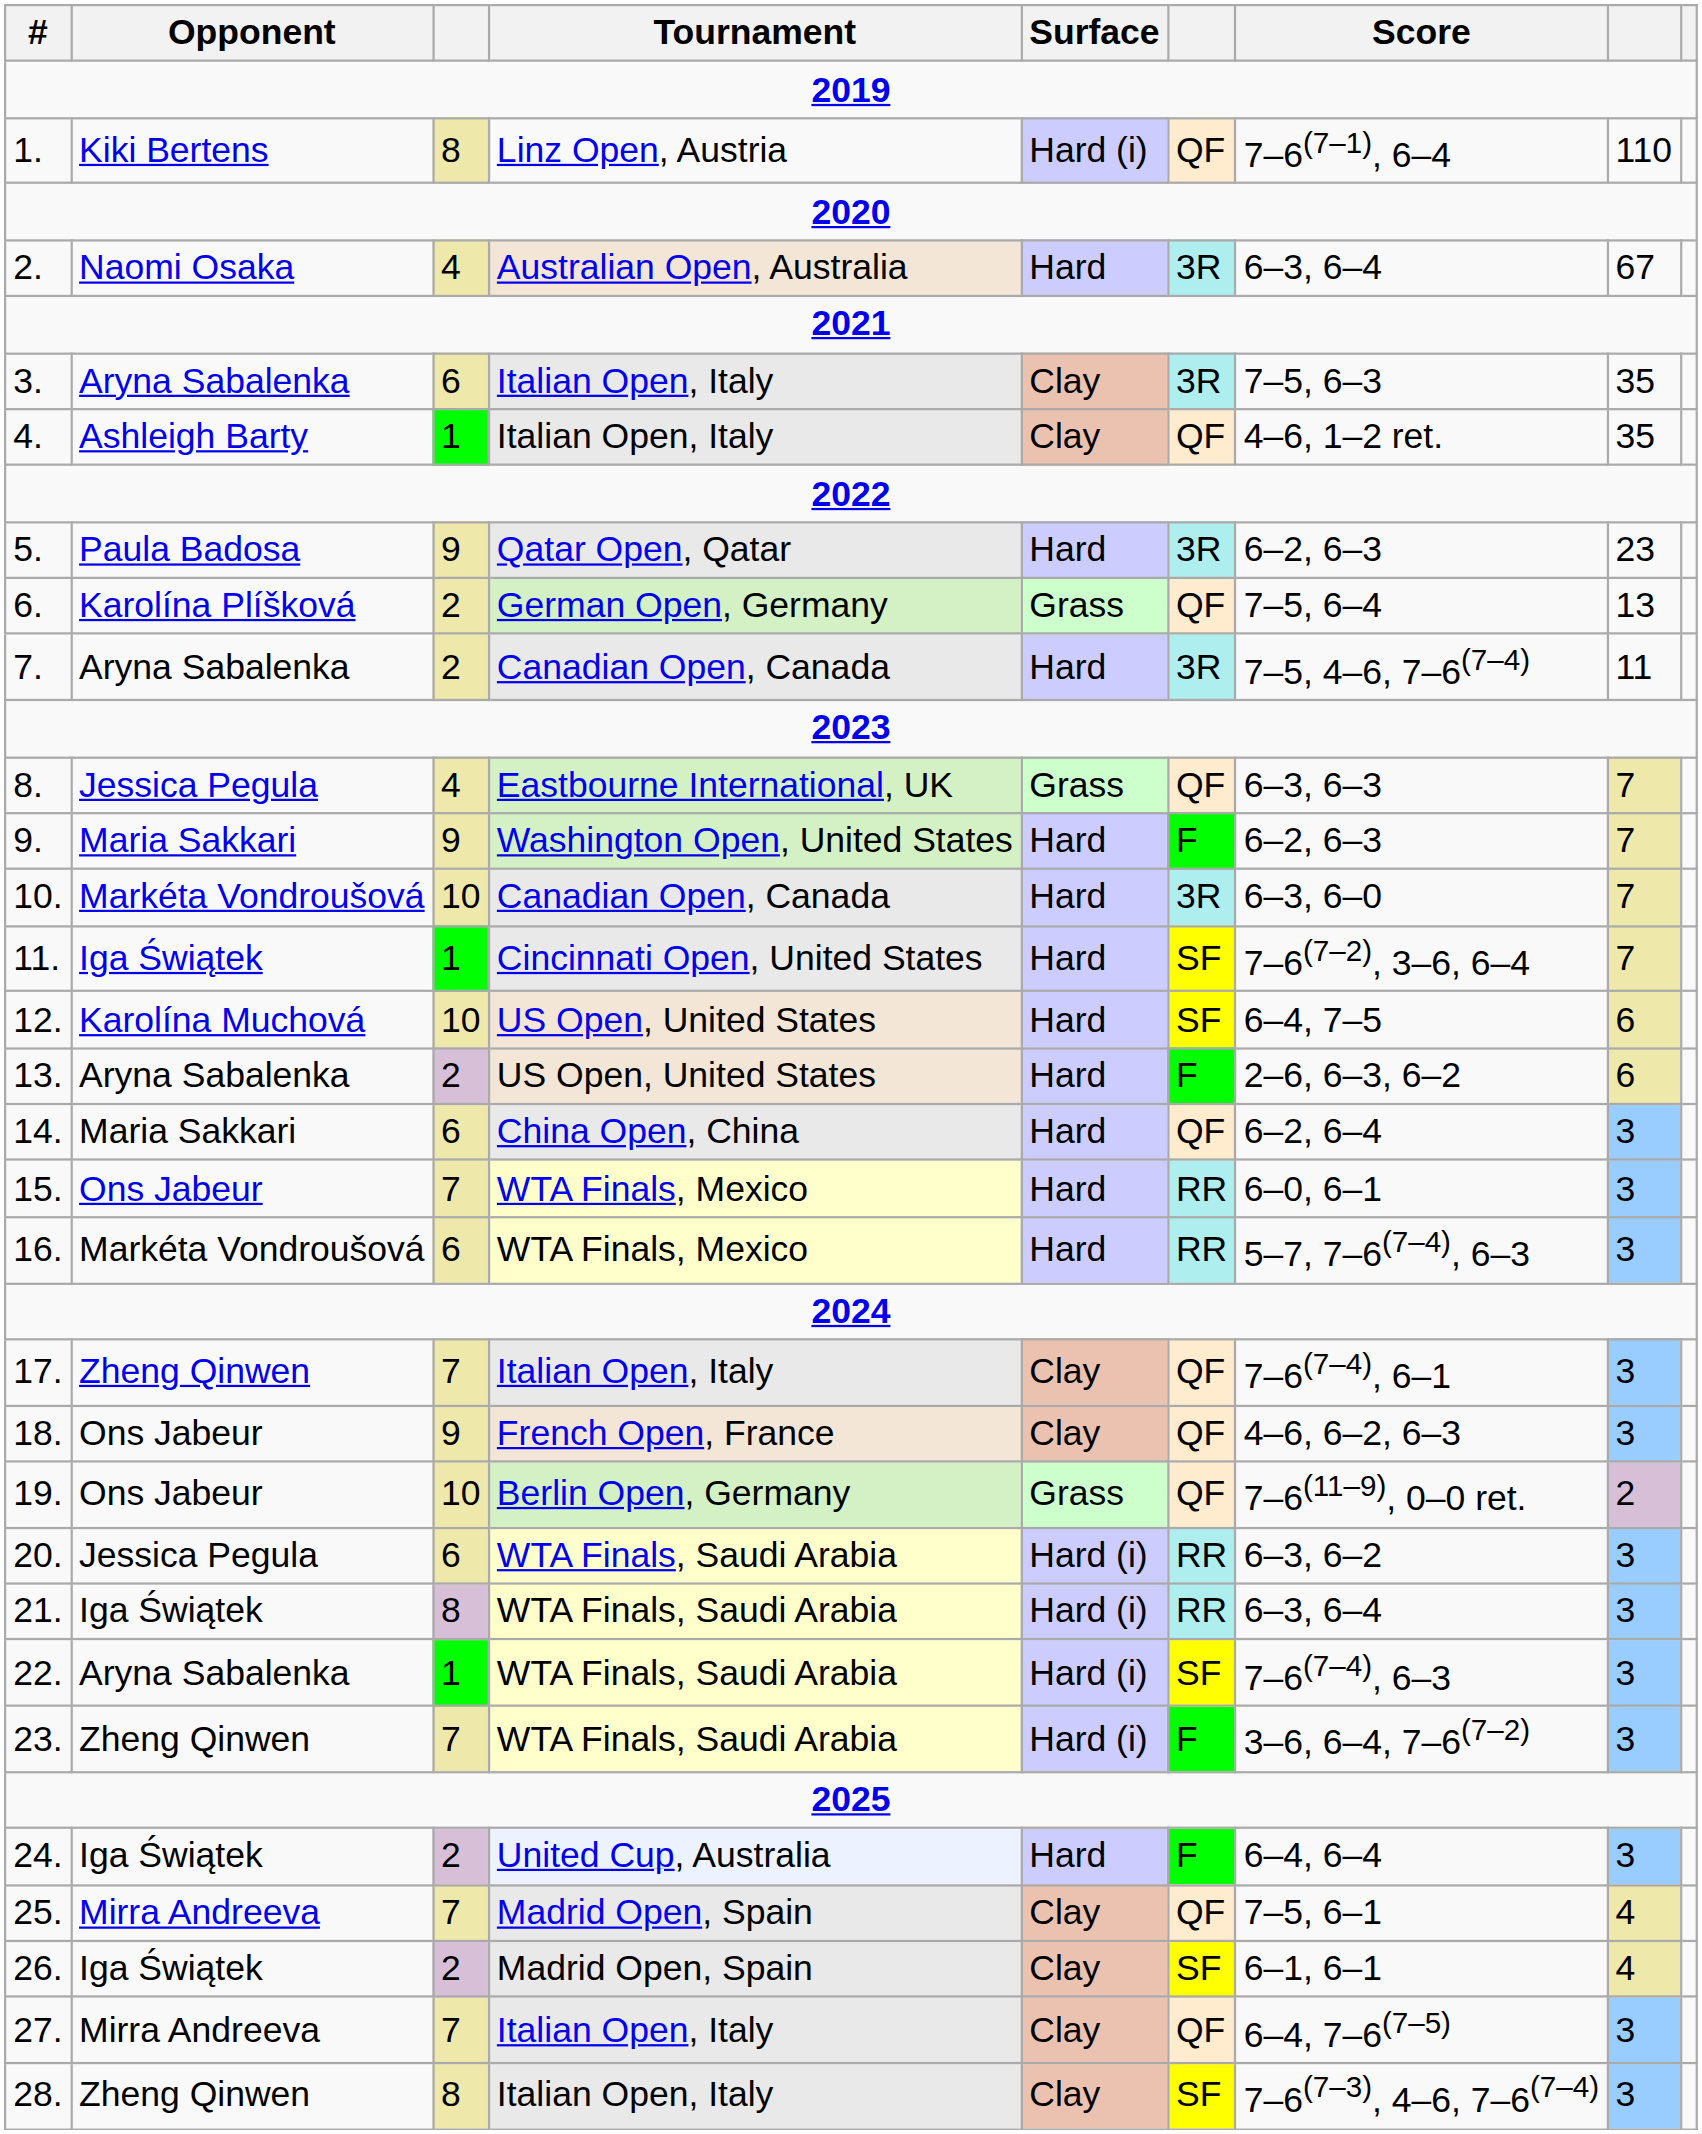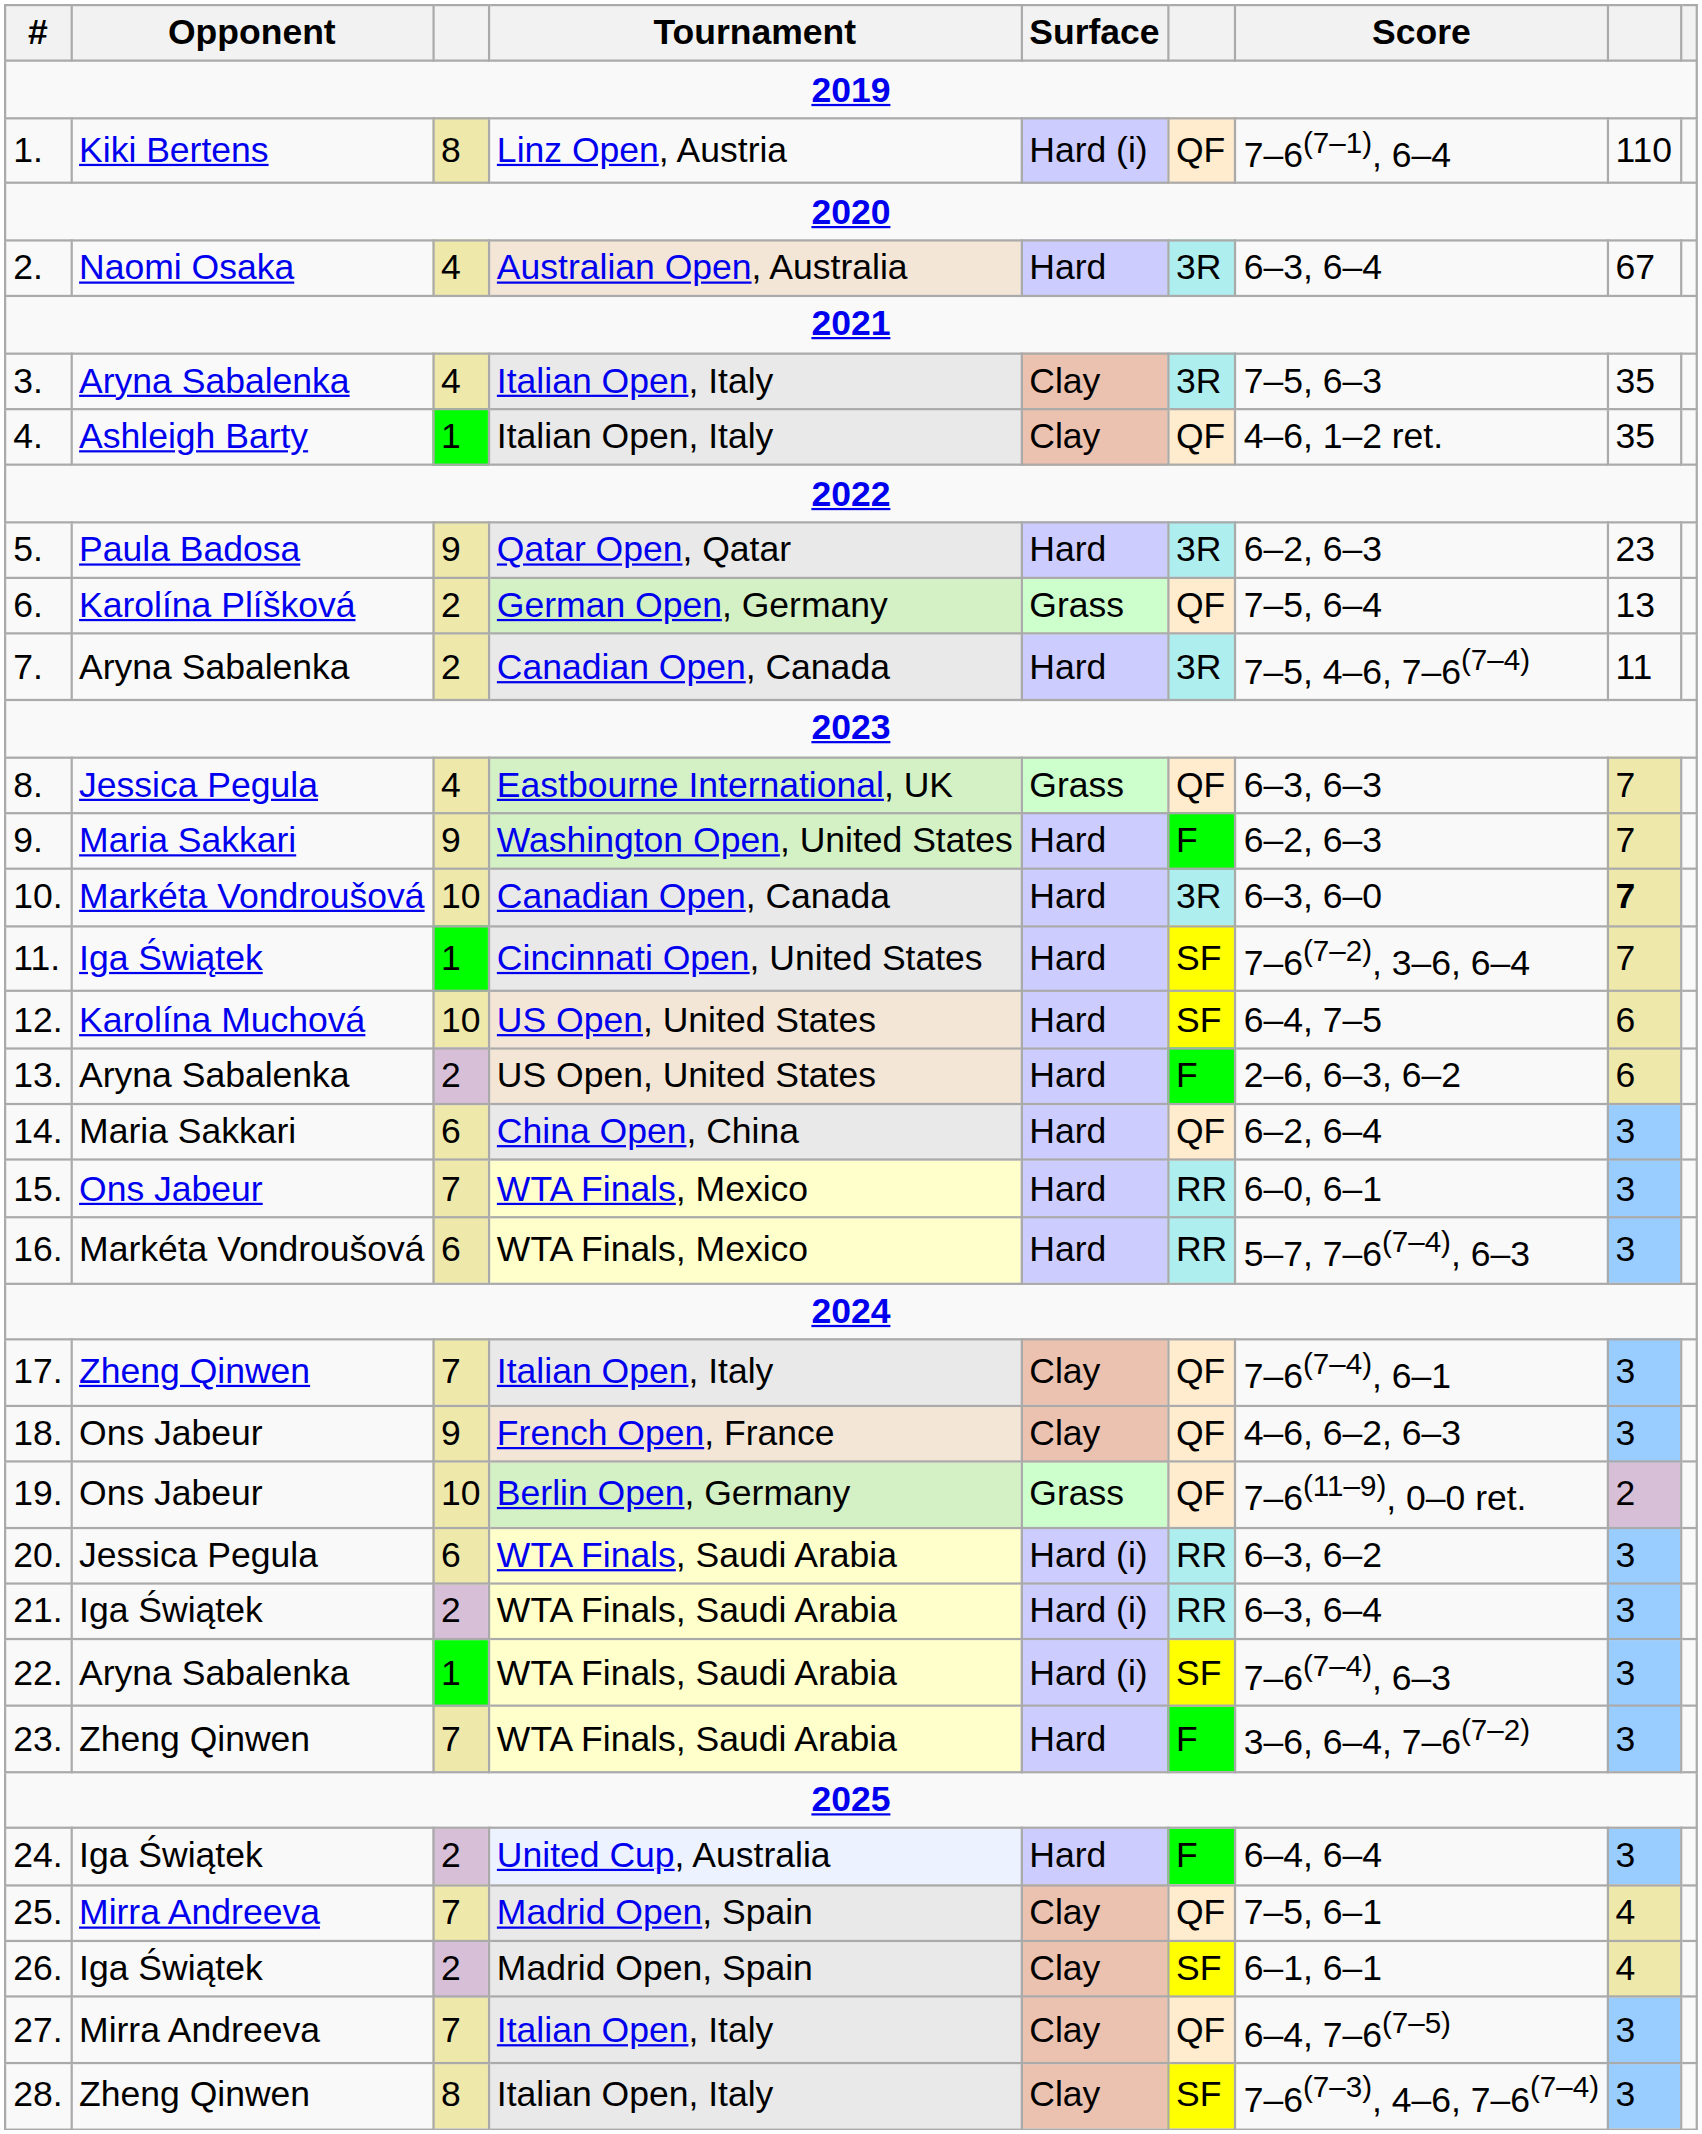(451, 380) 6 -> (451, 380) 4
(1625, 896) normal -> (1625, 896) bold
(451, 1611) 8 -> (451, 1611) 2
(1088, 1738) Hard (i) -> (1068, 1738) Hard
